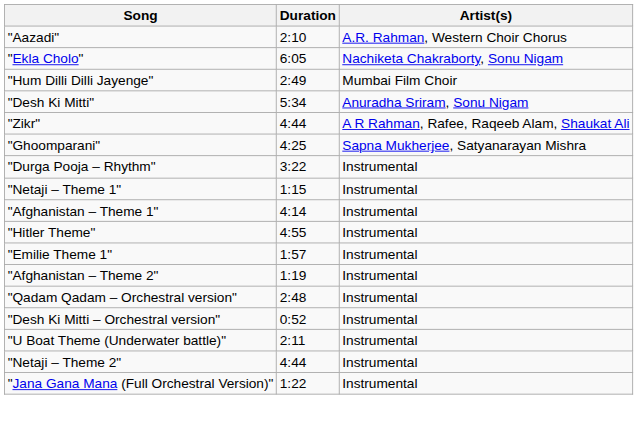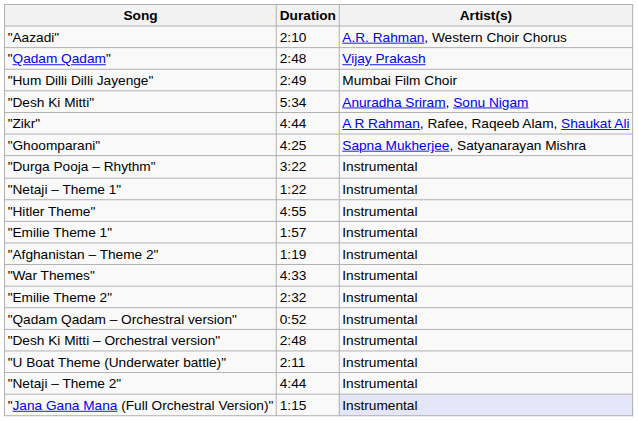+ row: (59, 59)
- row: (46, 59)
(293, 189) 1:15 -> (293, 189) 1:22
- row: (83, 210)
+ row: (51, 275)
+ row: (60, 297)
(293, 297) 2:48 -> (293, 319) 0:52
(293, 319) 0:52 -> (293, 340) 2:48
(293, 384) 1:22 -> (293, 405) 1:15
(380, 384) no background -> (380, 405) lavender background
